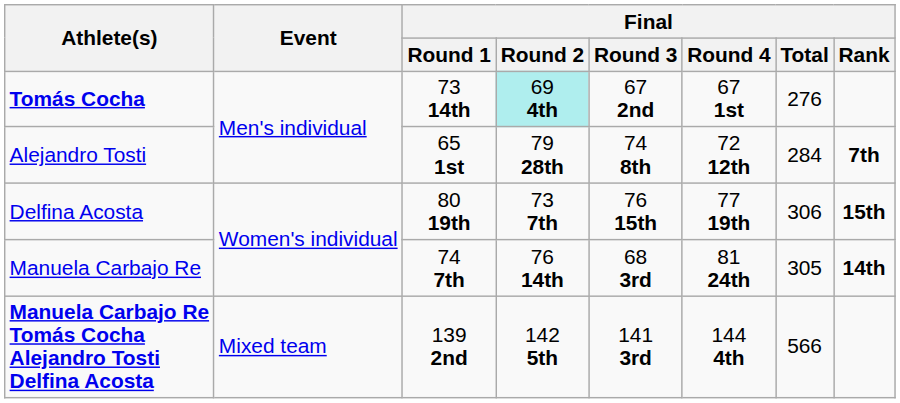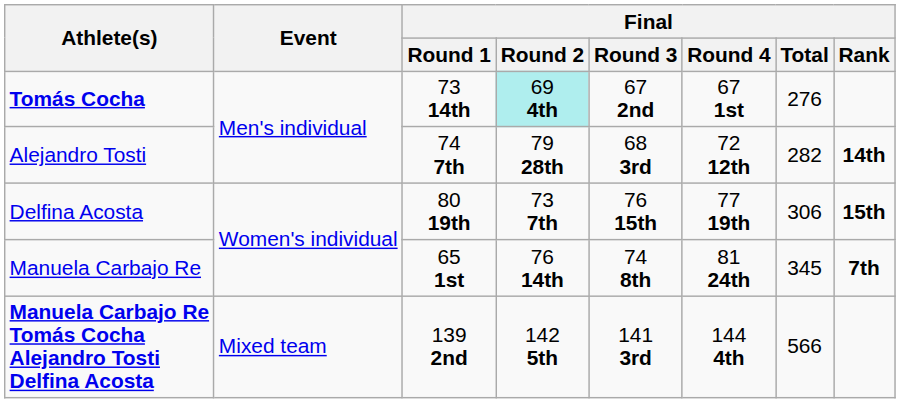(449, 155) 65 1st -> (449, 155) 74 7th
(636, 155) 74 8th -> (636, 155) 68 3rd
(805, 155) 284 -> (805, 155) 282
(864, 155) 7th -> (864, 155) 14th
(449, 268) 74 7th -> (449, 268) 65 1st
(636, 268) 68 3rd -> (636, 268) 74 8th
(805, 268) 305 -> (805, 268) 345
(864, 268) 14th -> (864, 268) 7th
